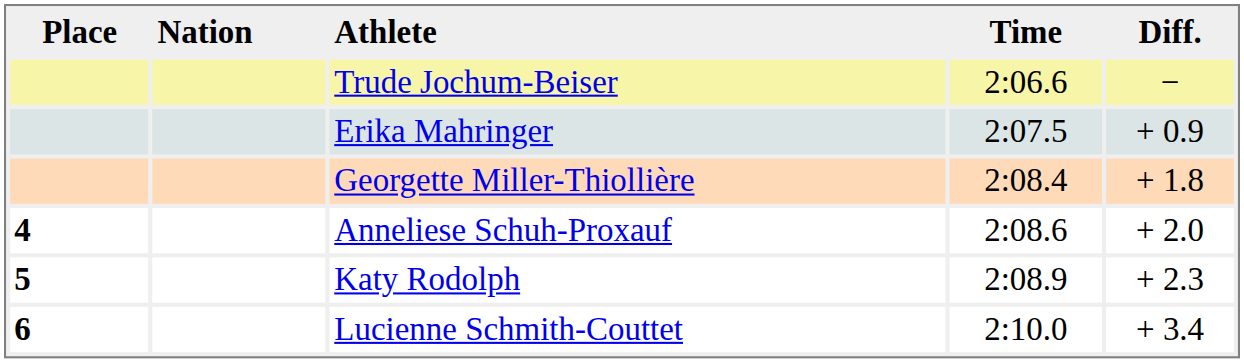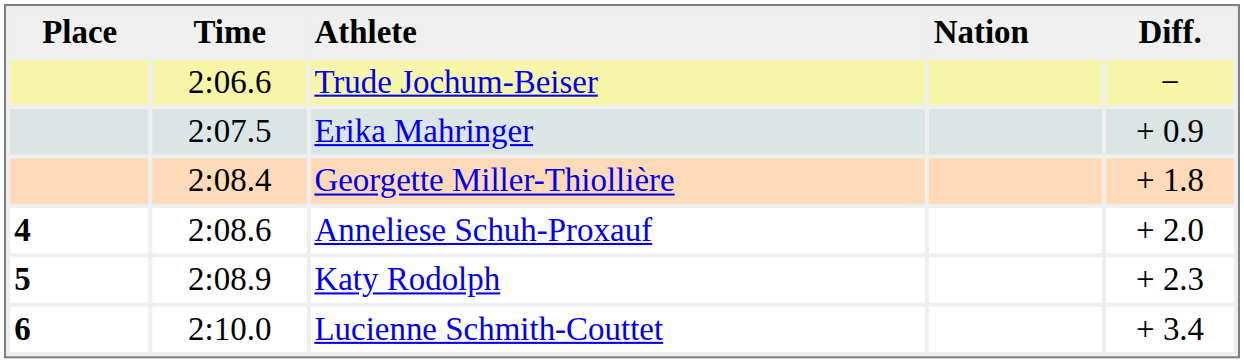columns swapped: (205, 32) <-> (1026, 32)
